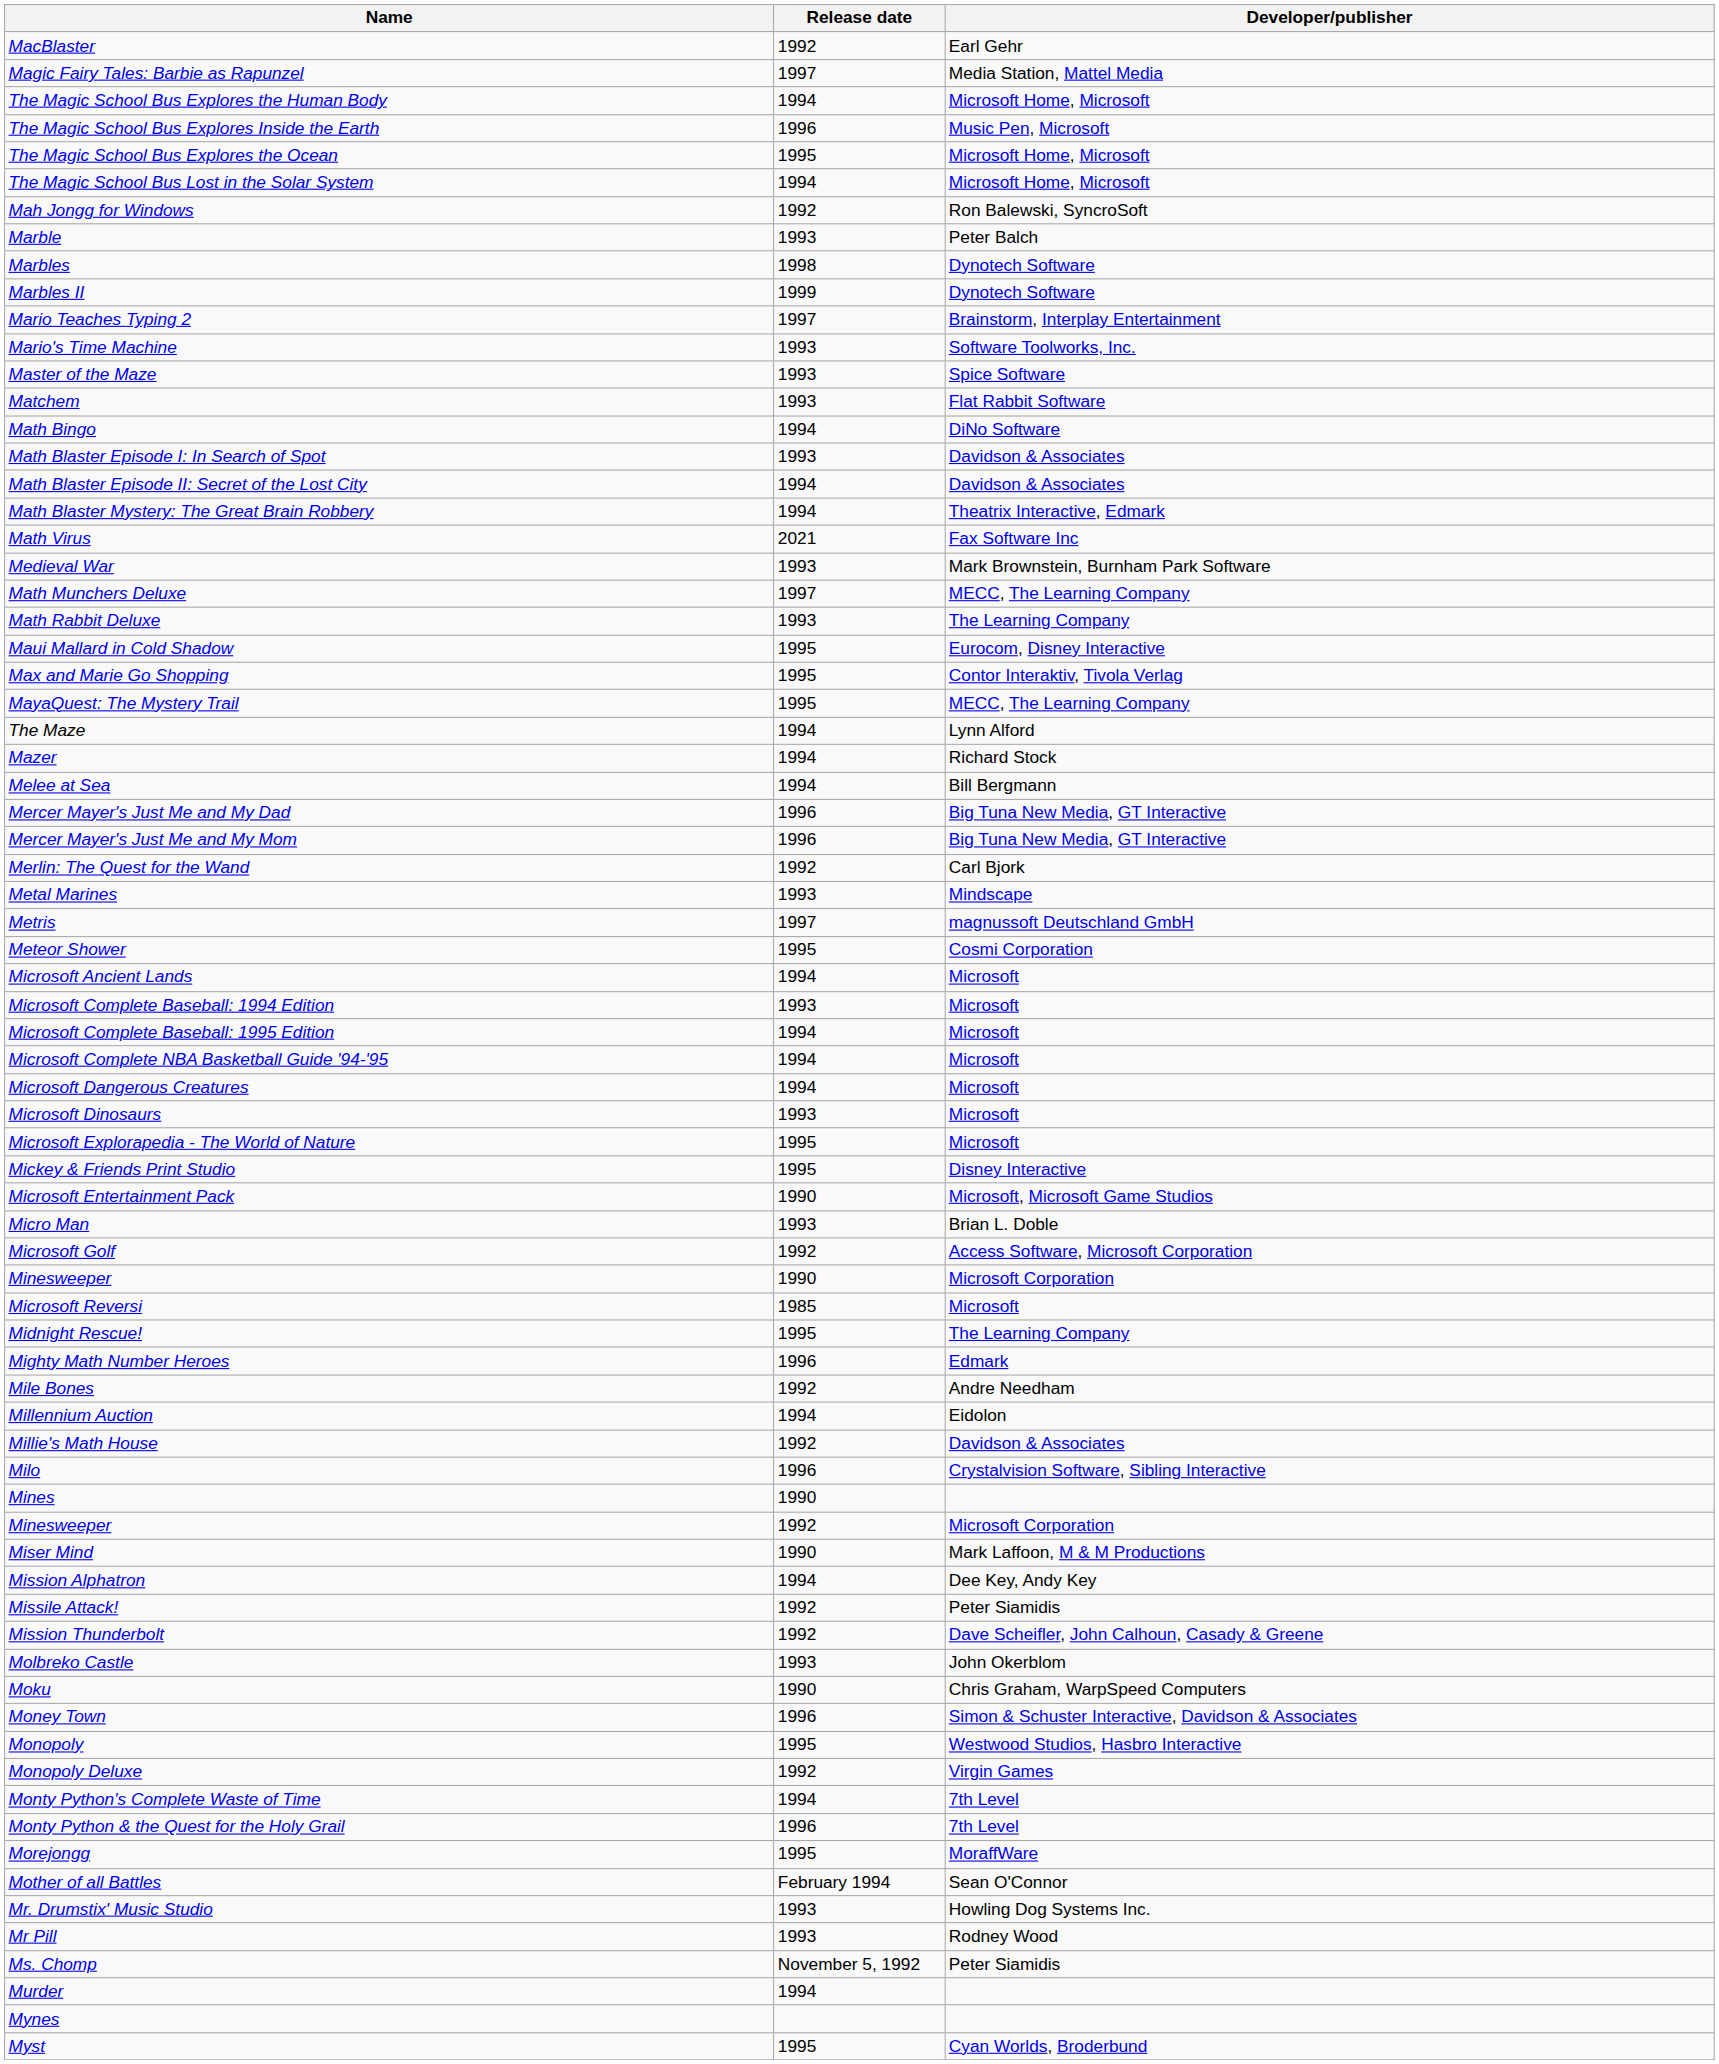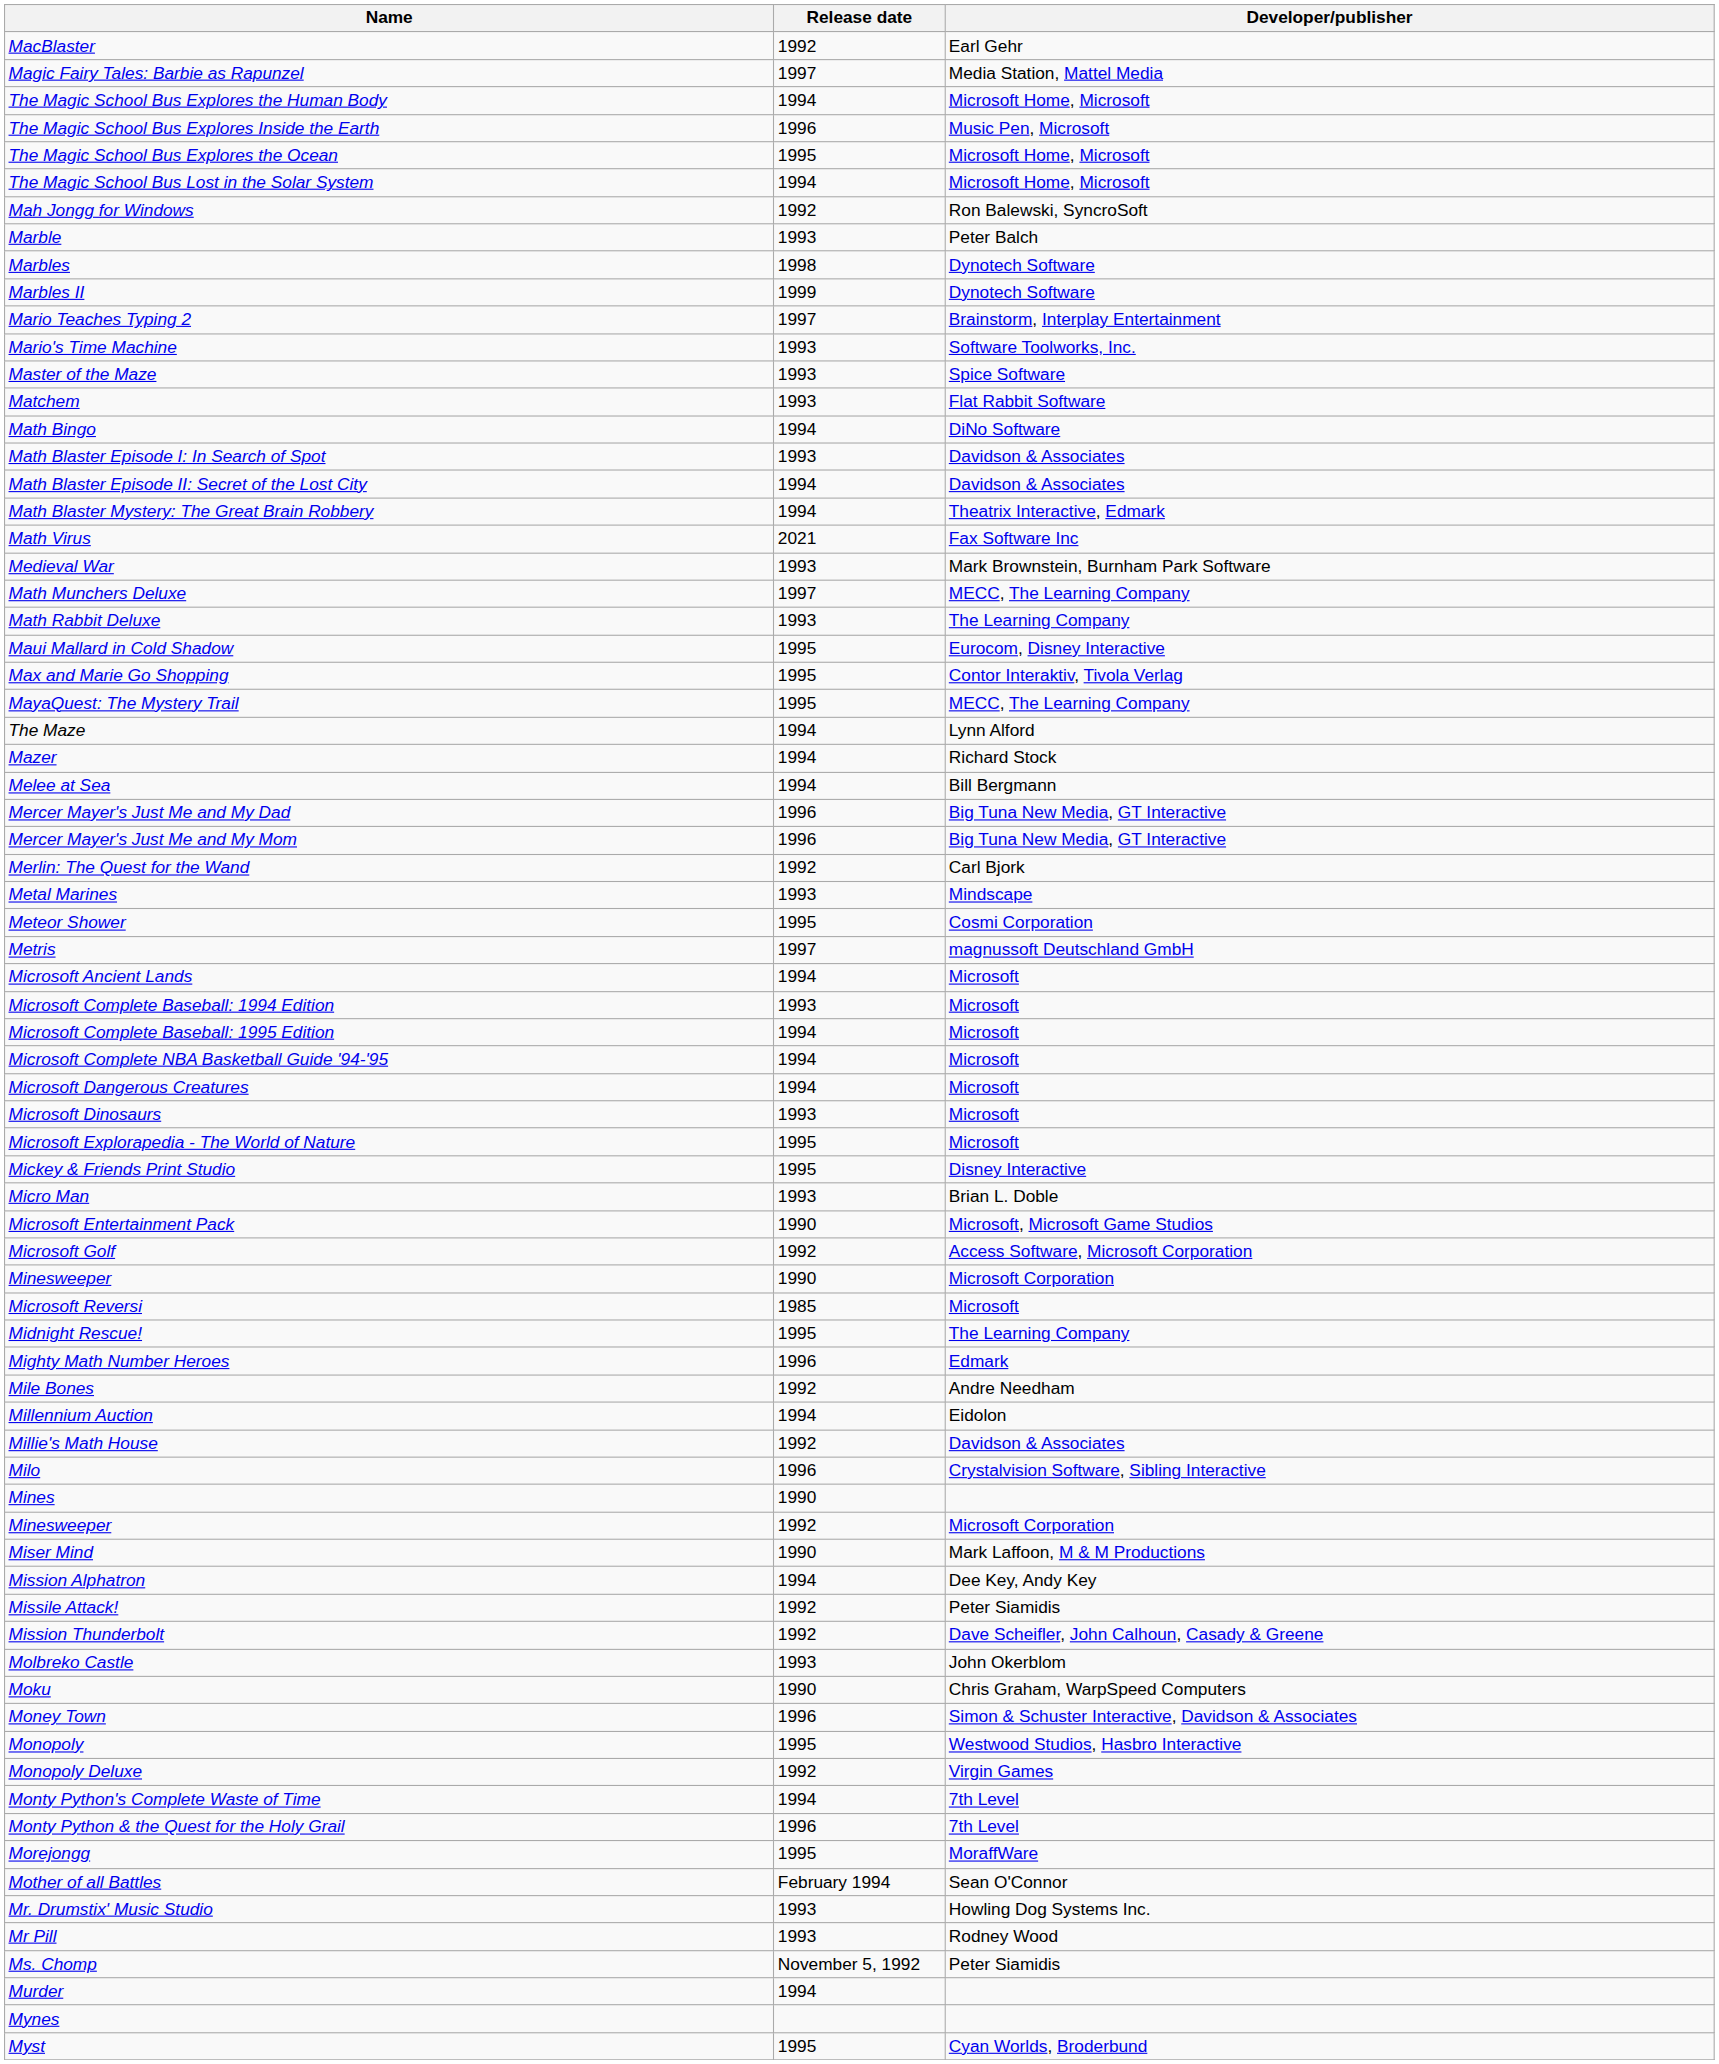rows swapped: (67, 949) <-> (32, 922)
rows swapped: (49, 1224) <-> (121, 1196)
